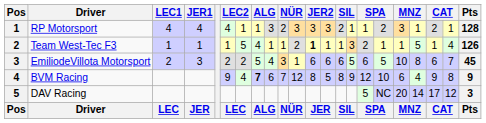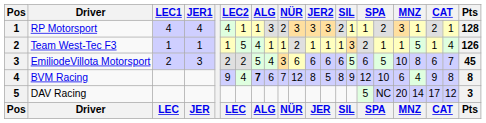(313, 45) bold -> (313, 45) normal
(297, 61) 1 -> (297, 61) 6
(470, 77) 9 -> (470, 77) 8
